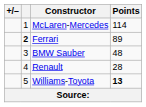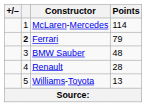(117, 39) 89 -> (117, 39) 79
(117, 81) bold -> (117, 81) normal
